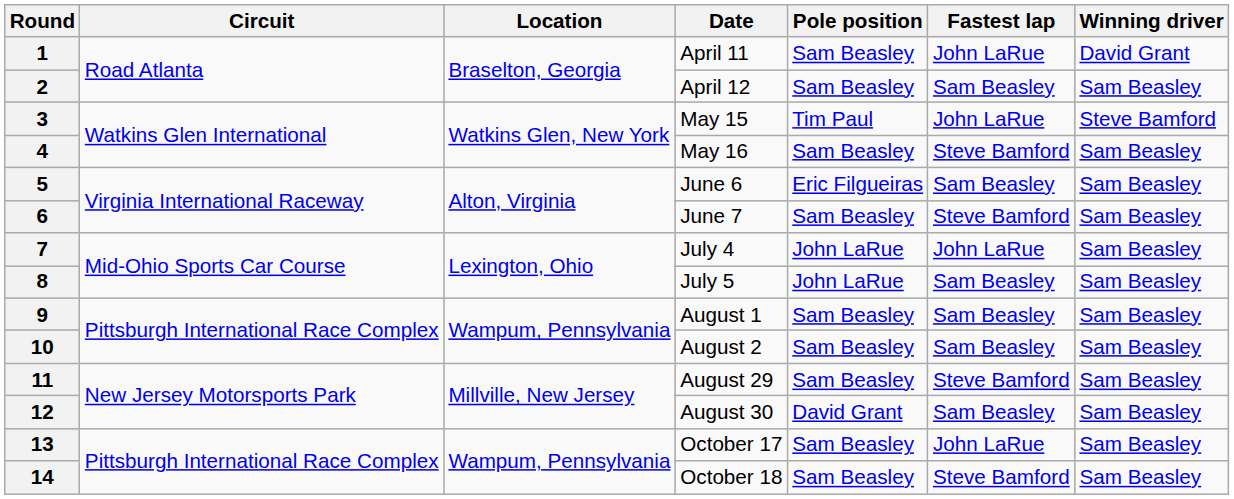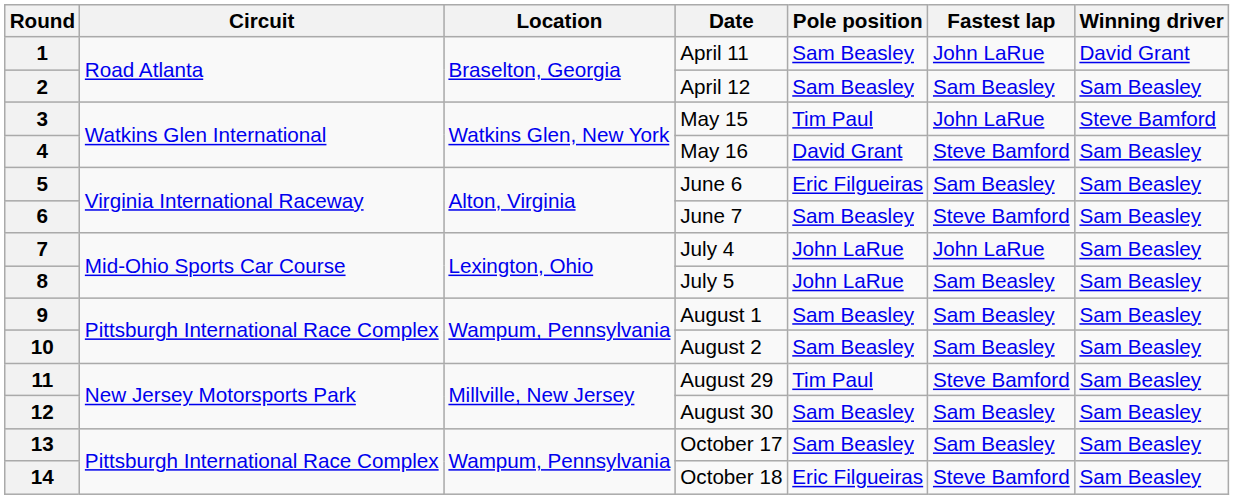(853, 151) Sam Beasley -> (847, 151) David Grant
(853, 379) Sam Beasley -> (833, 379) Tim Paul
(847, 412) David Grant -> (853, 412) Sam Beasley
(989, 444) John LaRue -> (994, 444) Sam Beasley
(853, 477) Sam Beasley -> (858, 477) Eric Filgueiras
